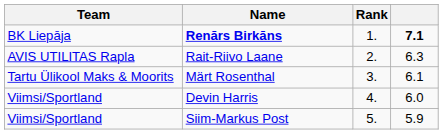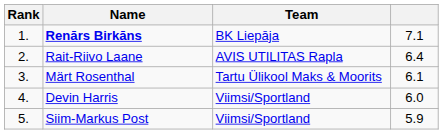columns swapped: (372, 14) <-> (94, 14)
(414, 35) bold -> (414, 35) normal
(414, 56) 6.3 -> (414, 56) 6.4
